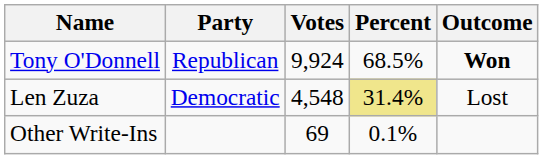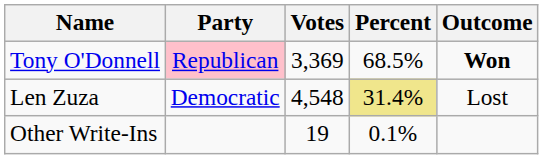(225, 60) no background -> (225, 60) pink background
(317, 60) 9,924 -> (317, 60) 3,369
(317, 134) 69 -> (317, 134) 19
